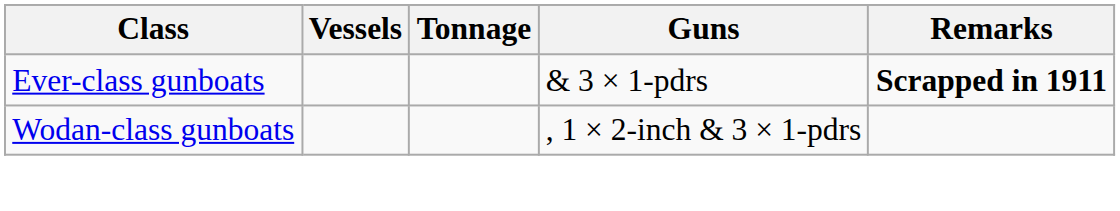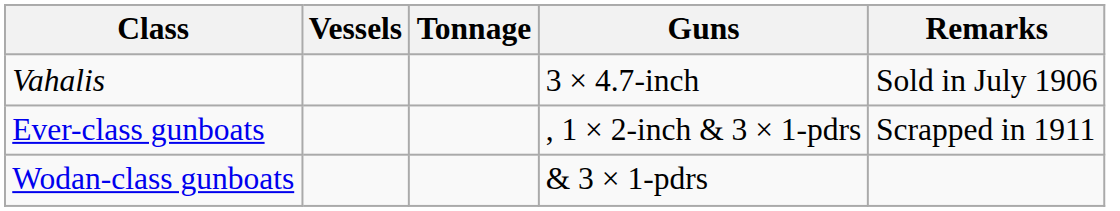+ row: (59, 79)
(627, 79) & 3 × 1-pdrs -> (704, 129) , 1 × 2-inch & 3 × 1-pdrs
(992, 79) bold -> (986, 129) normal
(704, 129) , 1 × 2-inch & 3 × 1-pdrs -> (627, 179) & 3 × 1-pdrs
